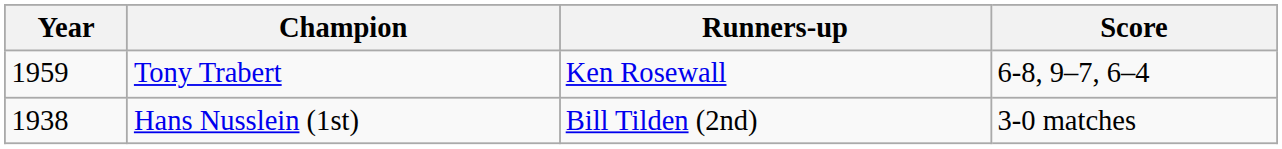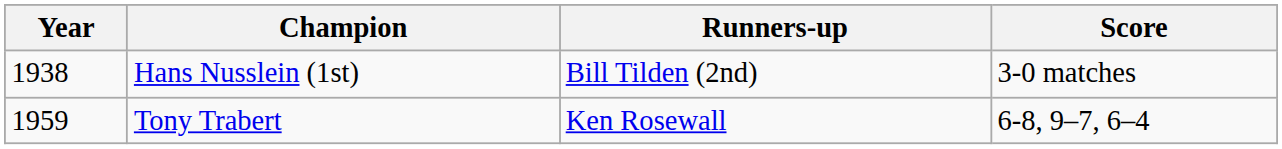rows swapped: (246, 119) <-> (208, 73)
